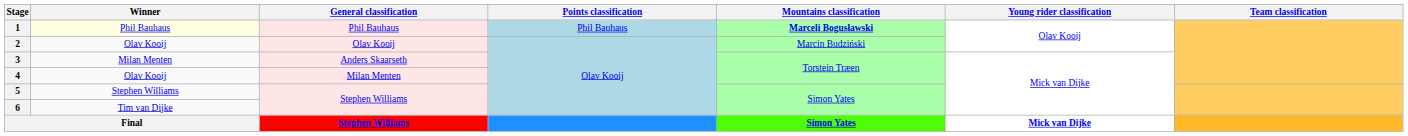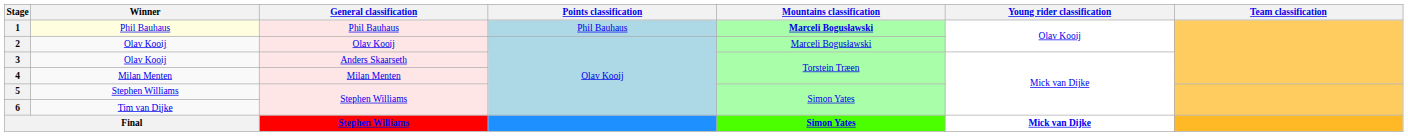(831, 44) Marcin Budziński -> (831, 44) Marceli Bogusławski
(145, 60) Milan Menten -> (145, 60) Olav Kooij
(145, 76) Olav Kooij -> (145, 76) Milan Menten
